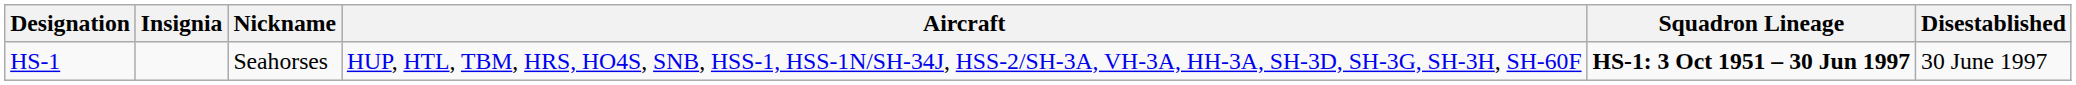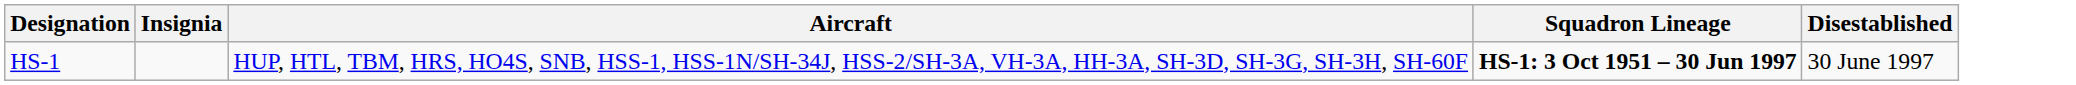- column: (285, 23)
